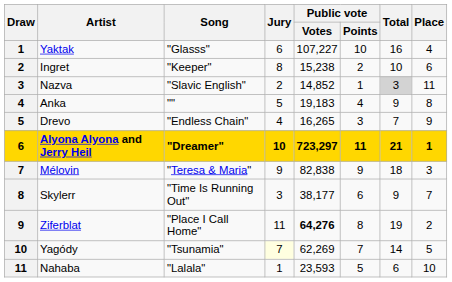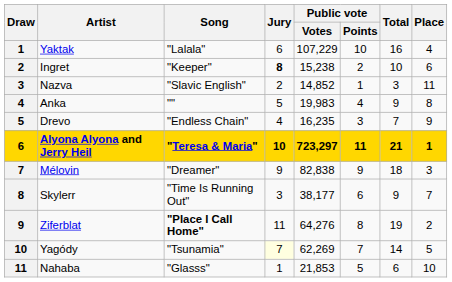(188, 49) "Glasss" -> (186, 49) "Lalala"
(317, 49) 107,227 -> (317, 49) 107,229
(279, 67) normal -> (279, 67) bold
(396, 85) lightgrey background -> (396, 85) no background
(317, 103) 19,183 -> (317, 103) 19,983
(317, 121) 16,265 -> (317, 121) 16,235
(195, 146) "Dreamer" -> (212, 146) "Teresa & Maria"
(209, 170) "Teresa & Maria" -> (193, 170) "Dreamer"
(198, 225) normal -> (200, 225) bold
(317, 225) bold -> (317, 225) normal
(186, 268) "Lalala" -> (188, 268) "Glasss"
(317, 268) 23,593 -> (317, 268) 21,853
